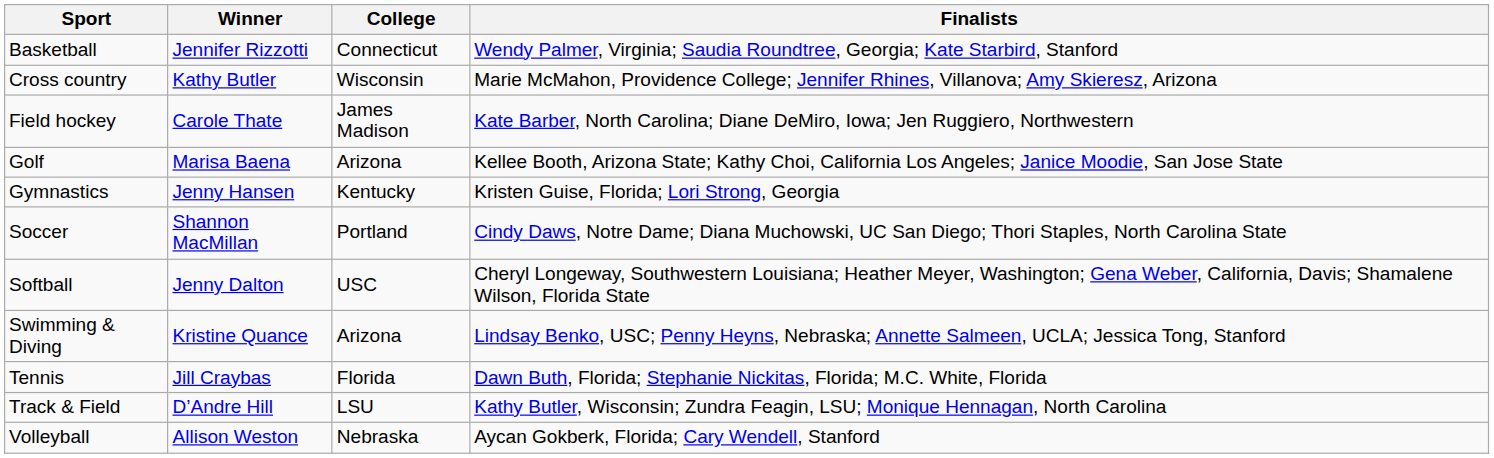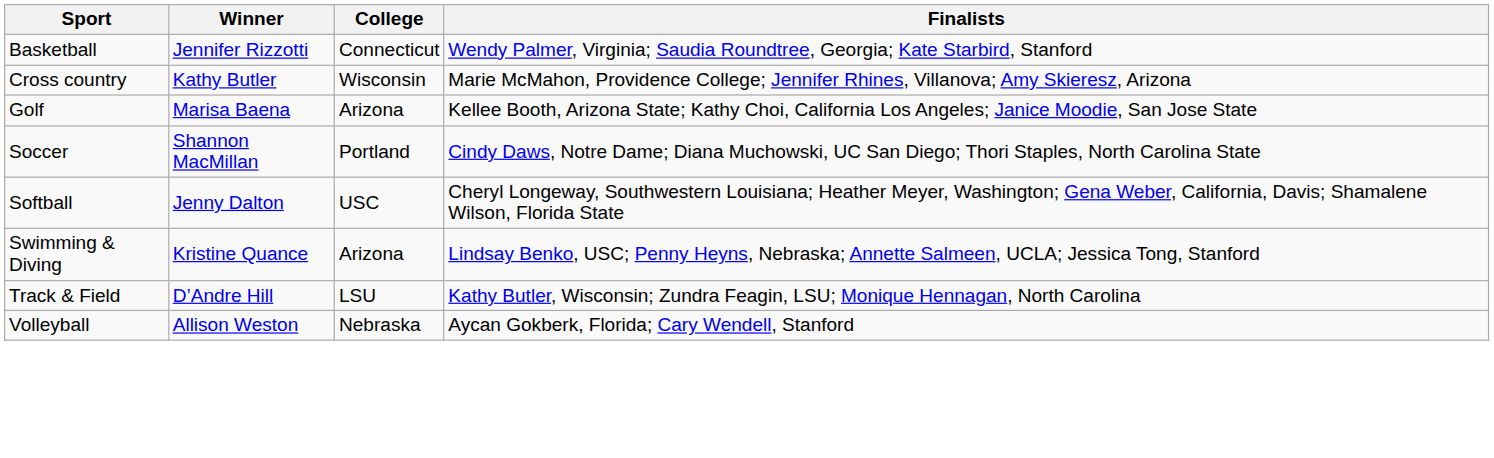- row: (62, 120)
- row: (59, 191)
- row: (37, 377)
